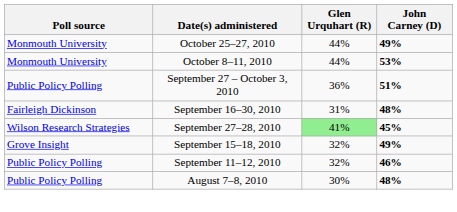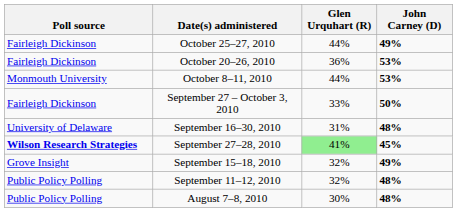(57, 43) Monmouth University -> (52, 43) Fairleigh Dickinson
+ row: (227, 61)
(55, 85) Public Policy Polling -> (52, 103) Fairleigh Dickinson
(339, 85) 36% -> (339, 103) 33%
(391, 85) 51% -> (391, 103) 50%
(52, 109) Fairleigh Dickinson -> (59, 127) University of Delaware
(68, 127) normal -> (72, 145) bold
(391, 162) 46% -> (391, 180) 48%
